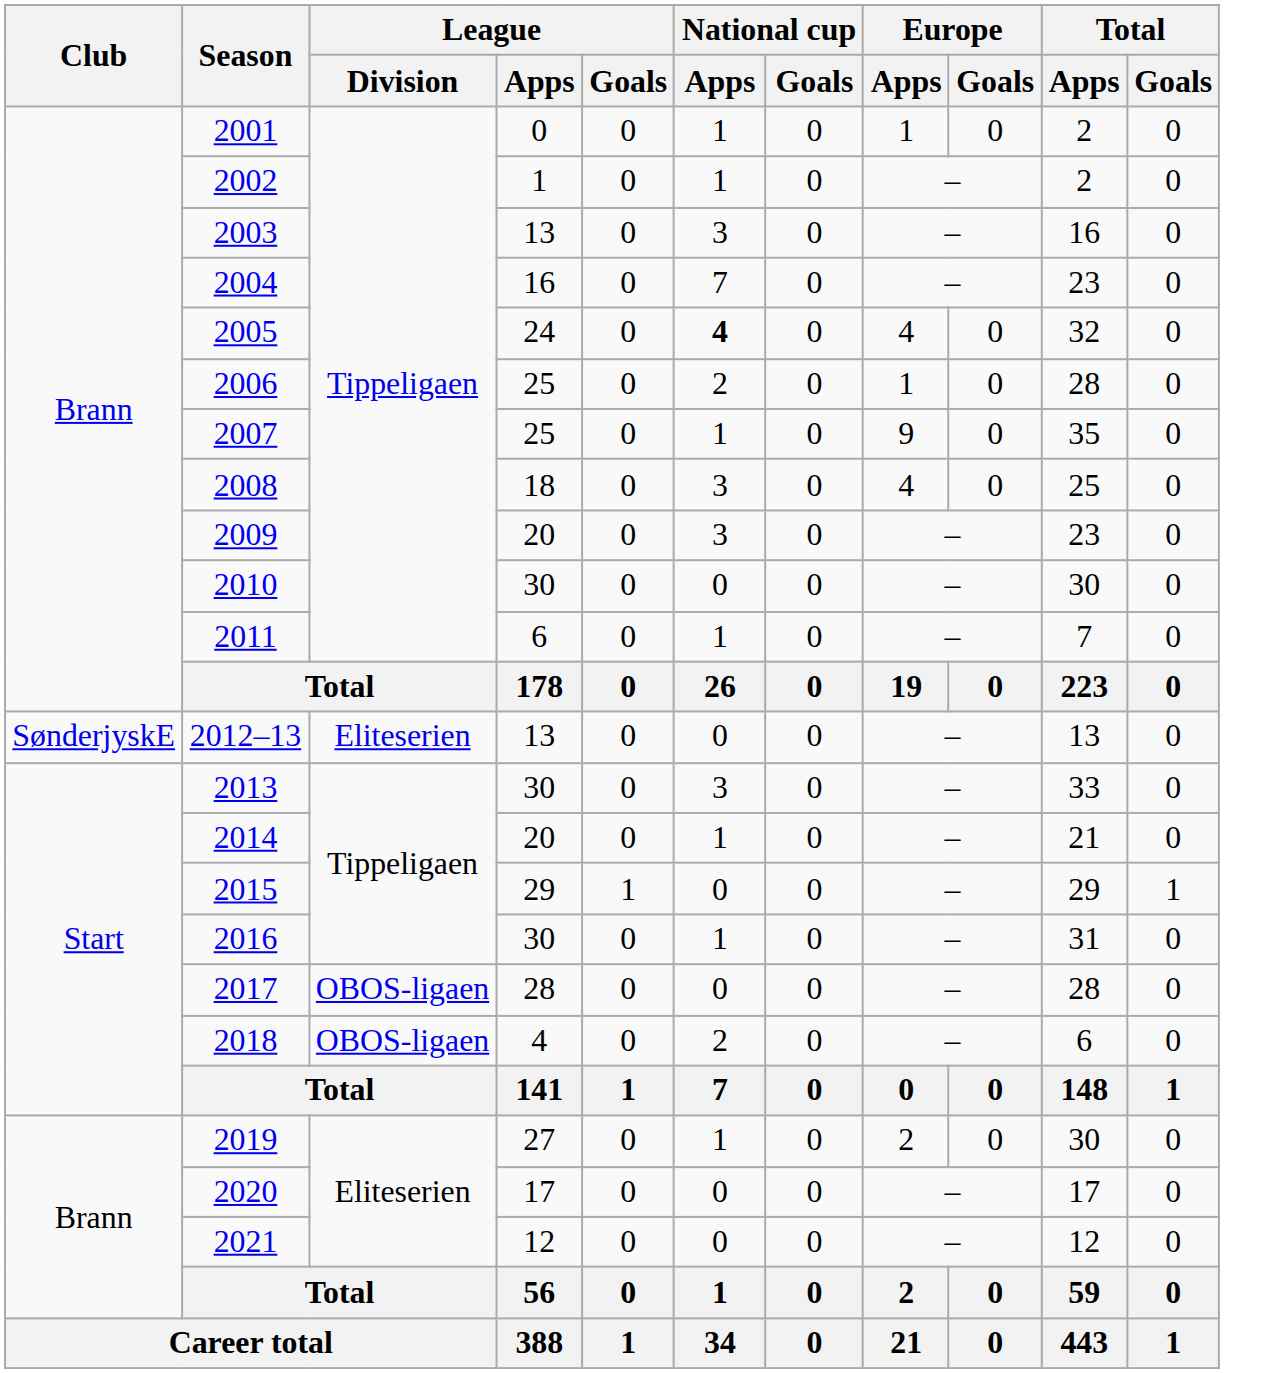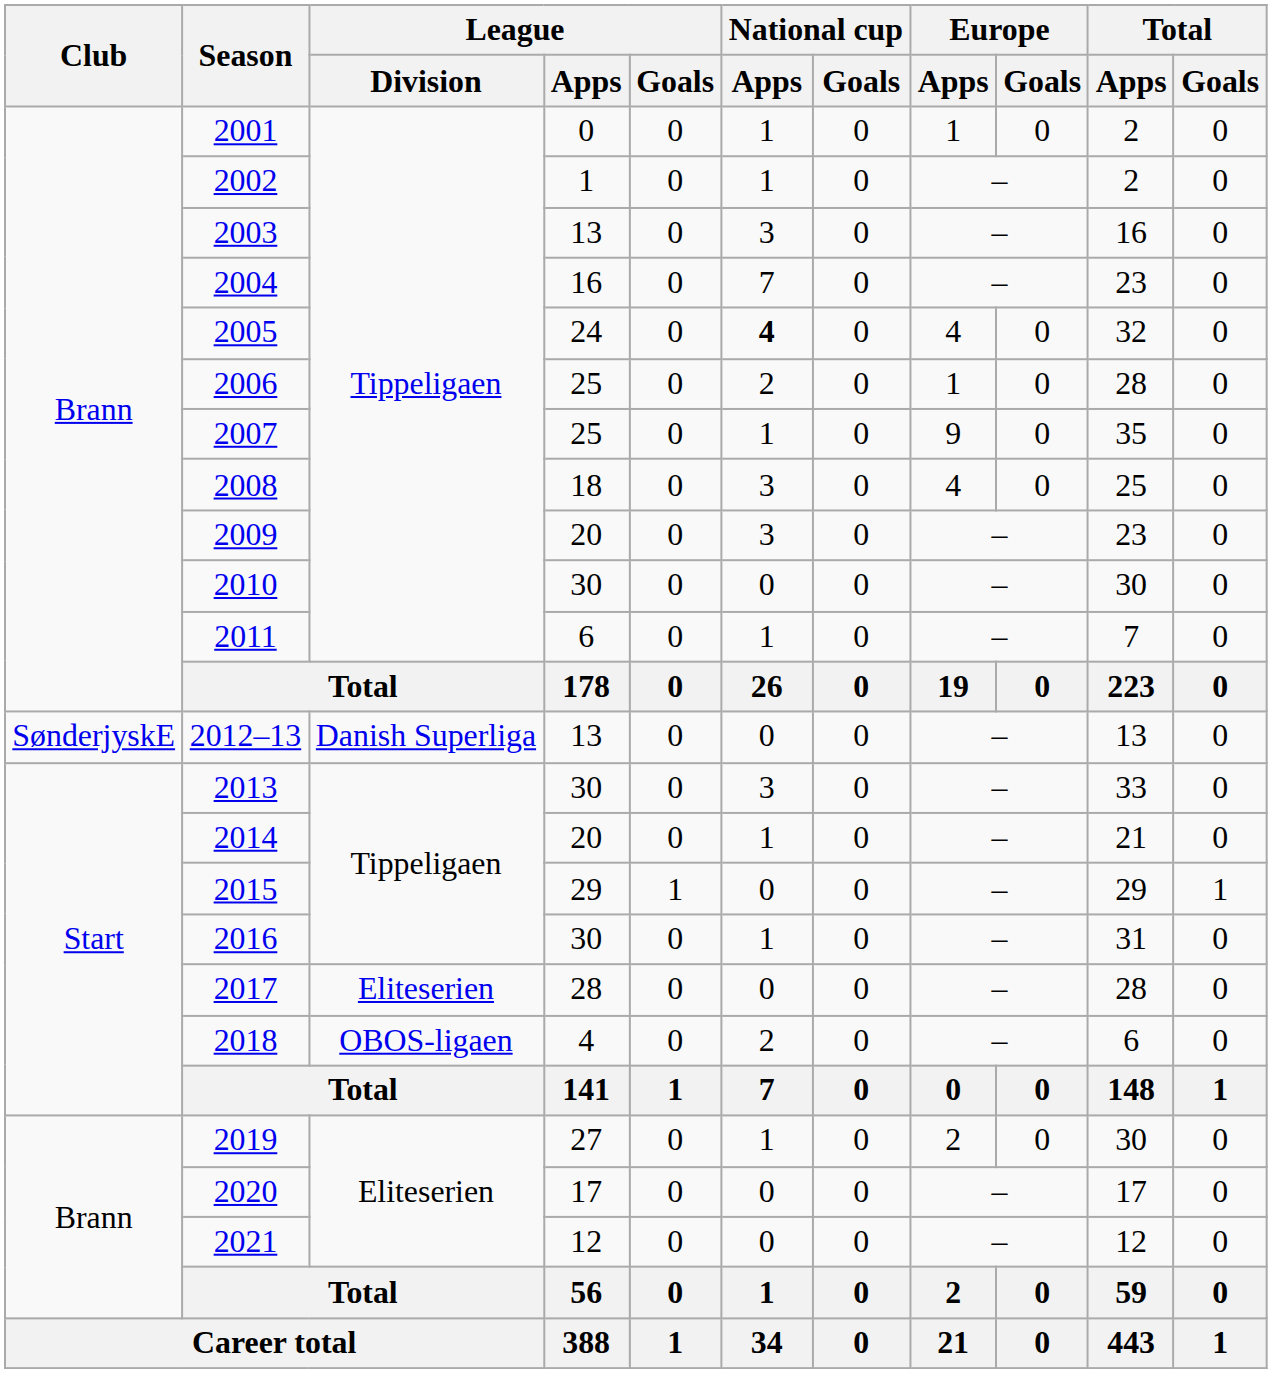(403, 736) Eliteserien -> (426, 736) Danish Superliga
(403, 989) OBOS-ligaen -> (426, 989) Eliteserien
